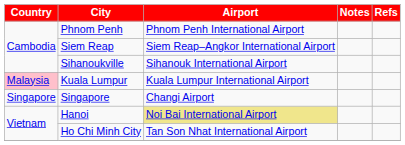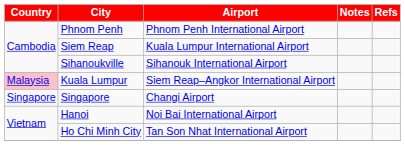(240, 47) Siem Reap–Angkor International Airport -> (227, 47) Kuala Lumpur International Airport
(227, 81) Kuala Lumpur International Airport -> (240, 81) Siem Reap–Angkor International Airport
(211, 115) khaki background -> (211, 115) no background
